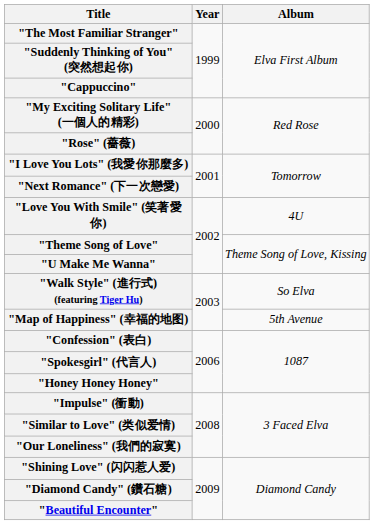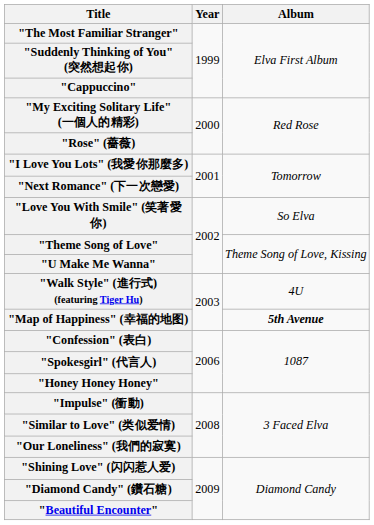(296, 216) 4U -> (296, 216) So Elva
(296, 291) So Elva -> (296, 291) 4U
(296, 319) normal -> (296, 319) bold
